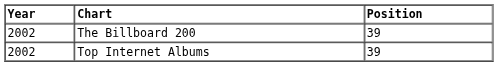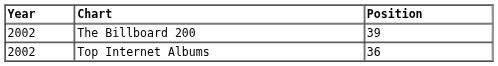(374, 52) 39 -> (374, 52) 36
